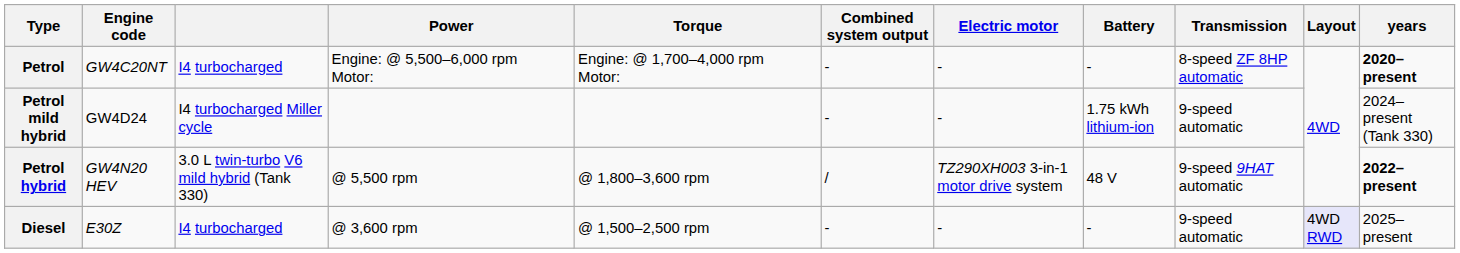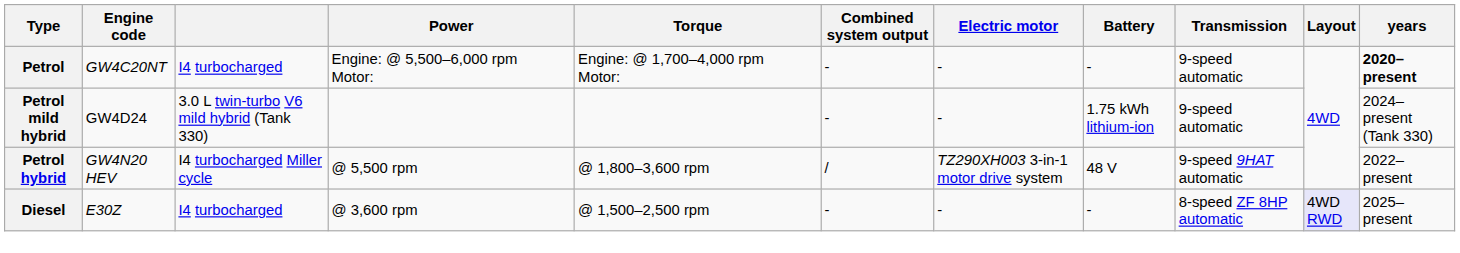(1233, 67) 8-speed ZF 8HP automatic -> (1211, 67) 9-speed automatic
(250, 118) I4 turbocharged Miller cycle -> (240, 118) 3.0 L twin-turbo V6 mild hybrid (Tank 330)
(240, 177) 3.0 L twin-turbo V6 mild hybrid (Tank 330) -> (250, 168) I4 turbocharged Miller cycle
(1390, 177) bold -> (1387, 168) normal
(1211, 228) 9-speed automatic -> (1233, 210) 8-speed ZF 8HP automatic
